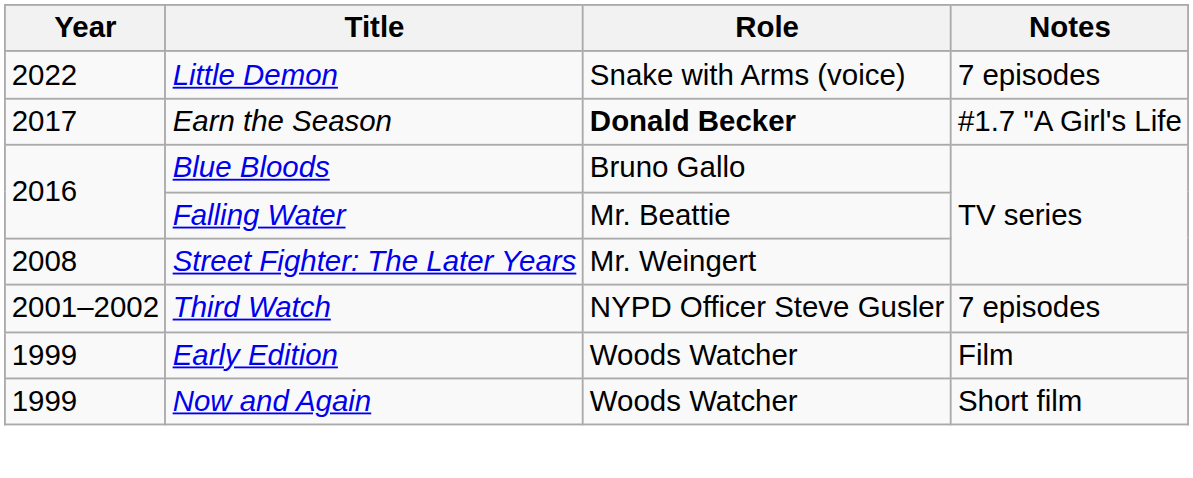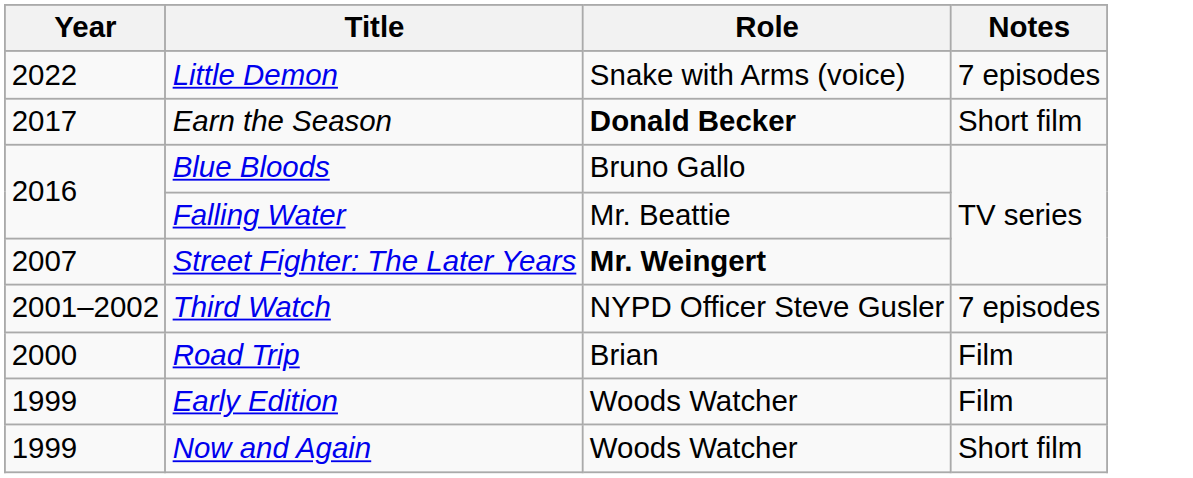(1070, 121) #1.7 "A Girl's Life -> (1020, 121) Short film
(44, 261) 2008 -> (44, 261) 2007
(673, 261) normal -> (678, 261) bold
+ row: (236, 354)
